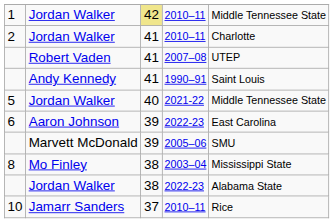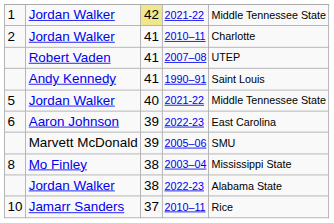(185, 15) 2010–11 -> (184, 15) 2021-22
